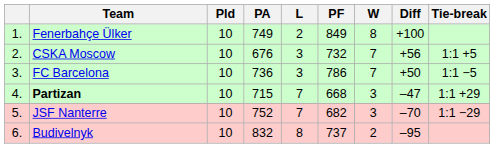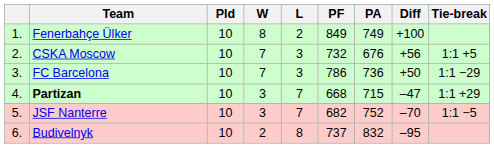columns swapped: (373, 14) <-> (262, 14)
(459, 73) 1:1 −5 -> (459, 73) 1:1 −29
(459, 113) 1:1 −29 -> (459, 113) 1:1 −5
